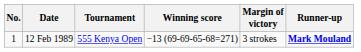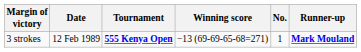columns swapped: (14, 18) <-> (263, 18)
(110, 39) normal -> (139, 39) bold
